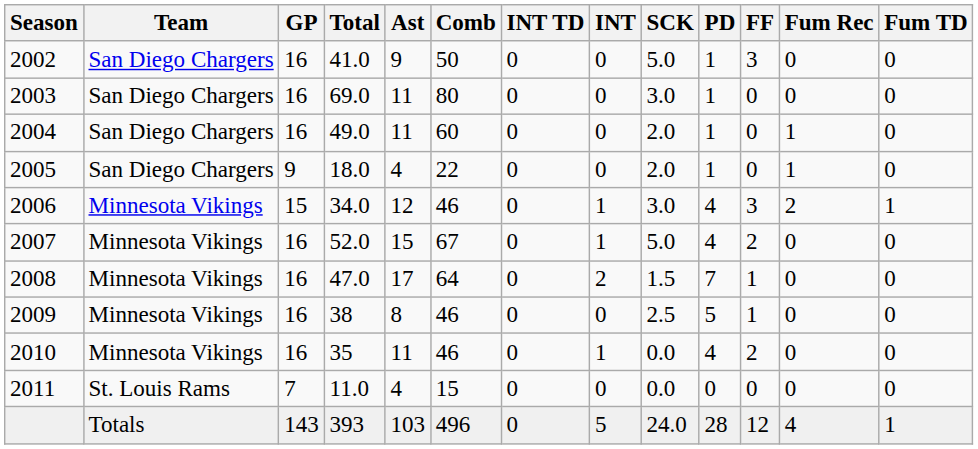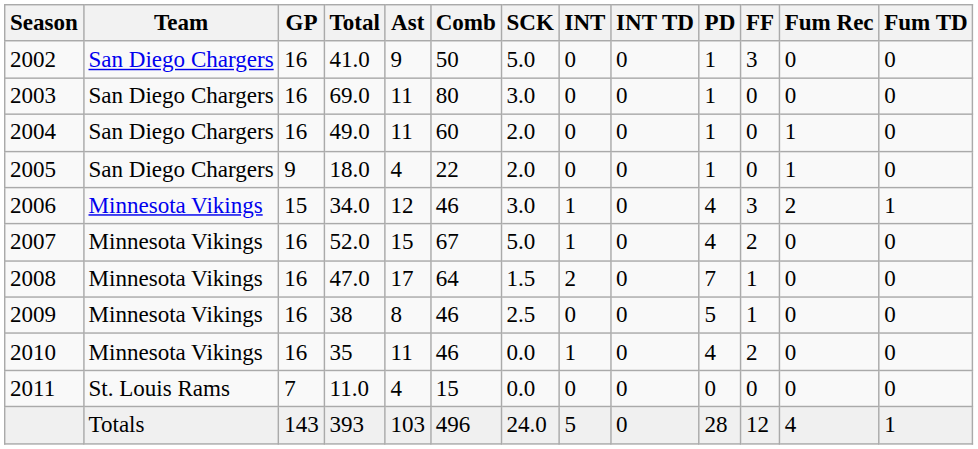columns swapped: (670, 22) <-> (545, 22)
